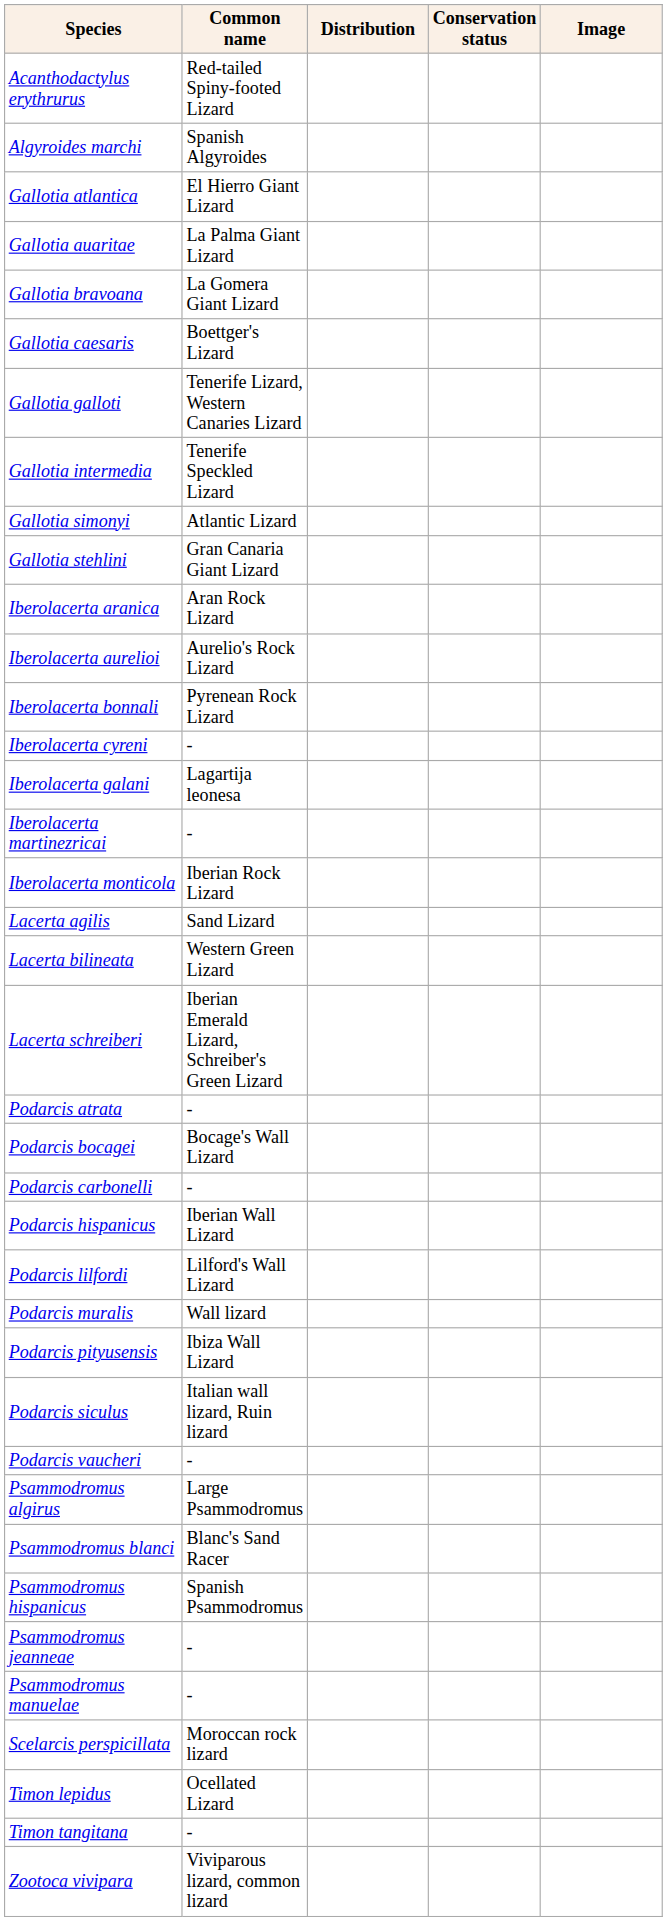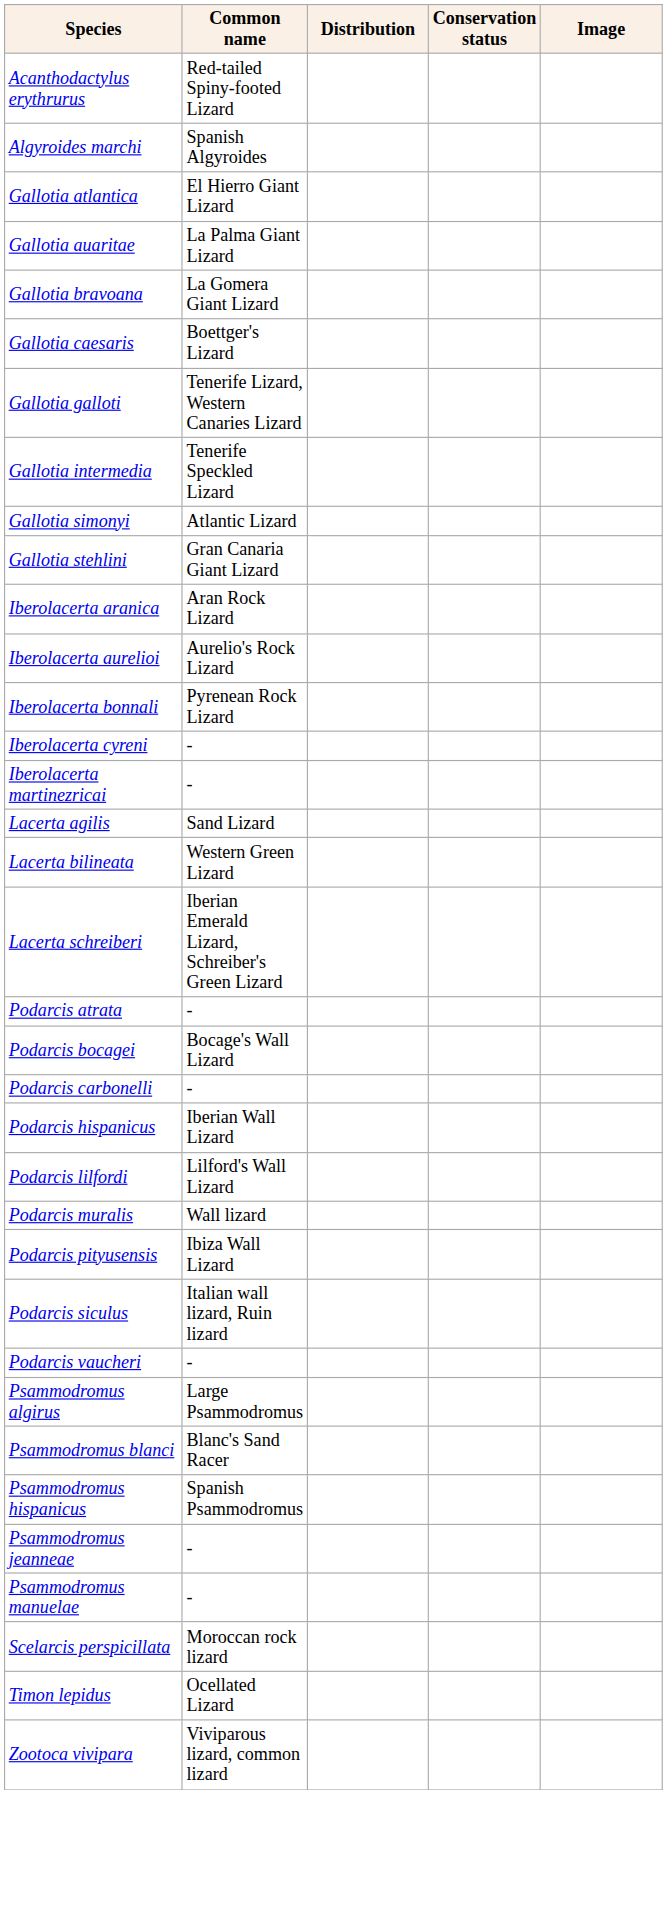- row: (79, 784)
- row: (92, 882)
- row: (68, 1832)
